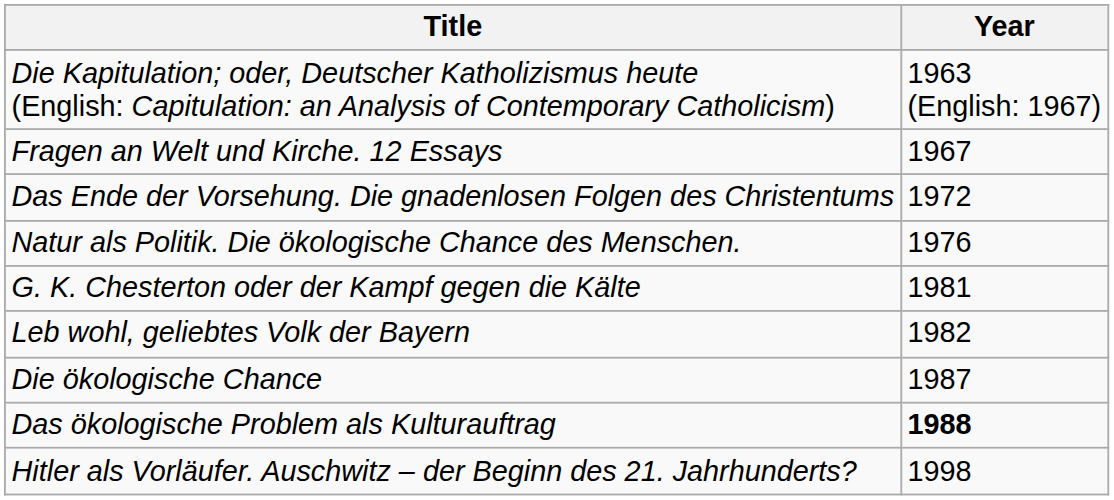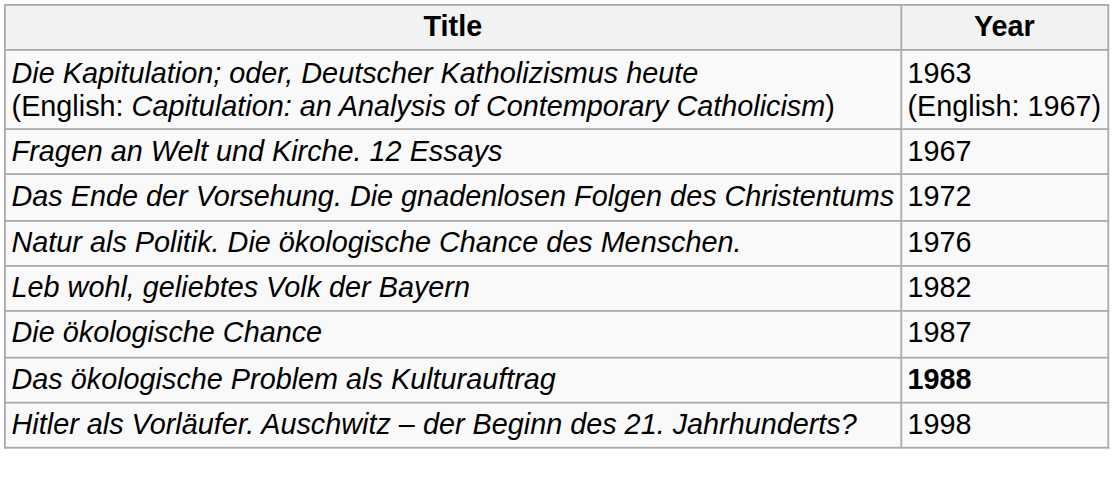- row: (326, 288)
